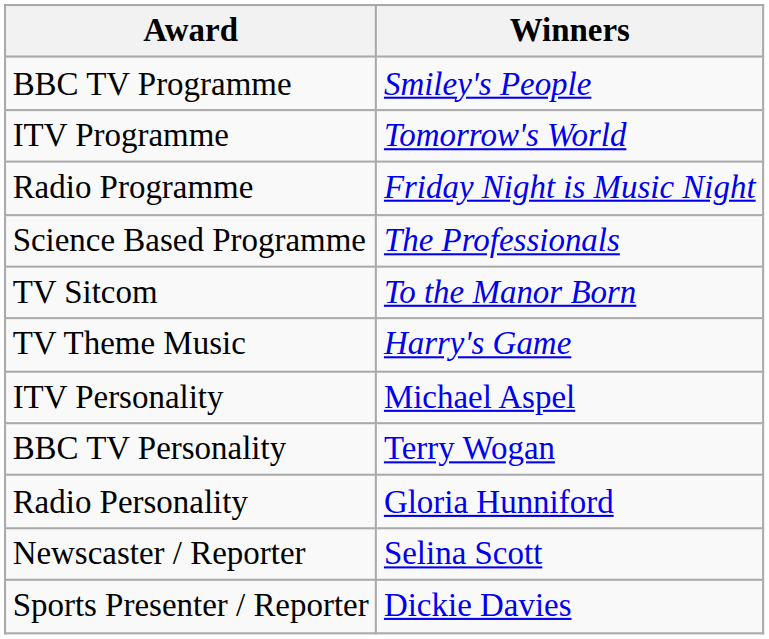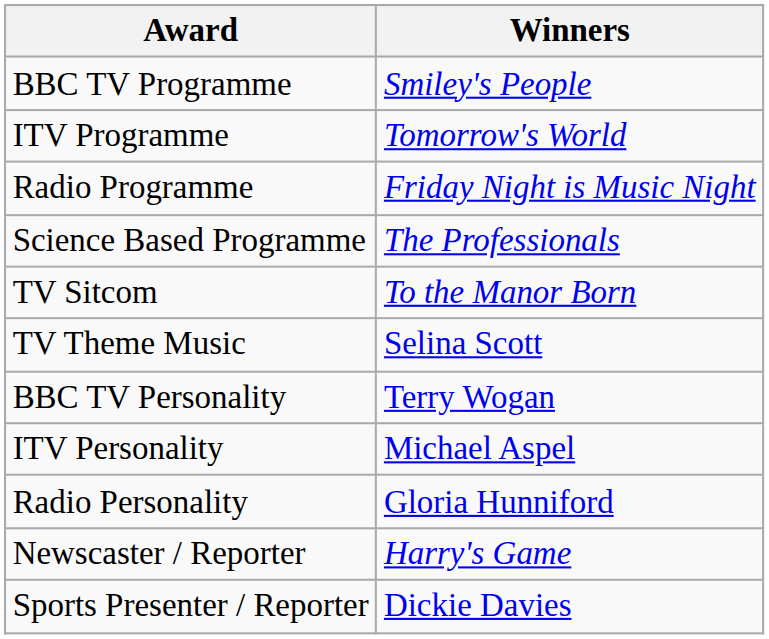(478, 344) Harry's Game -> (463, 344) Selina Scott
rows swapped: (149, 448) <-> (118, 396)
(463, 553) Selina Scott -> (478, 553) Harry's Game
